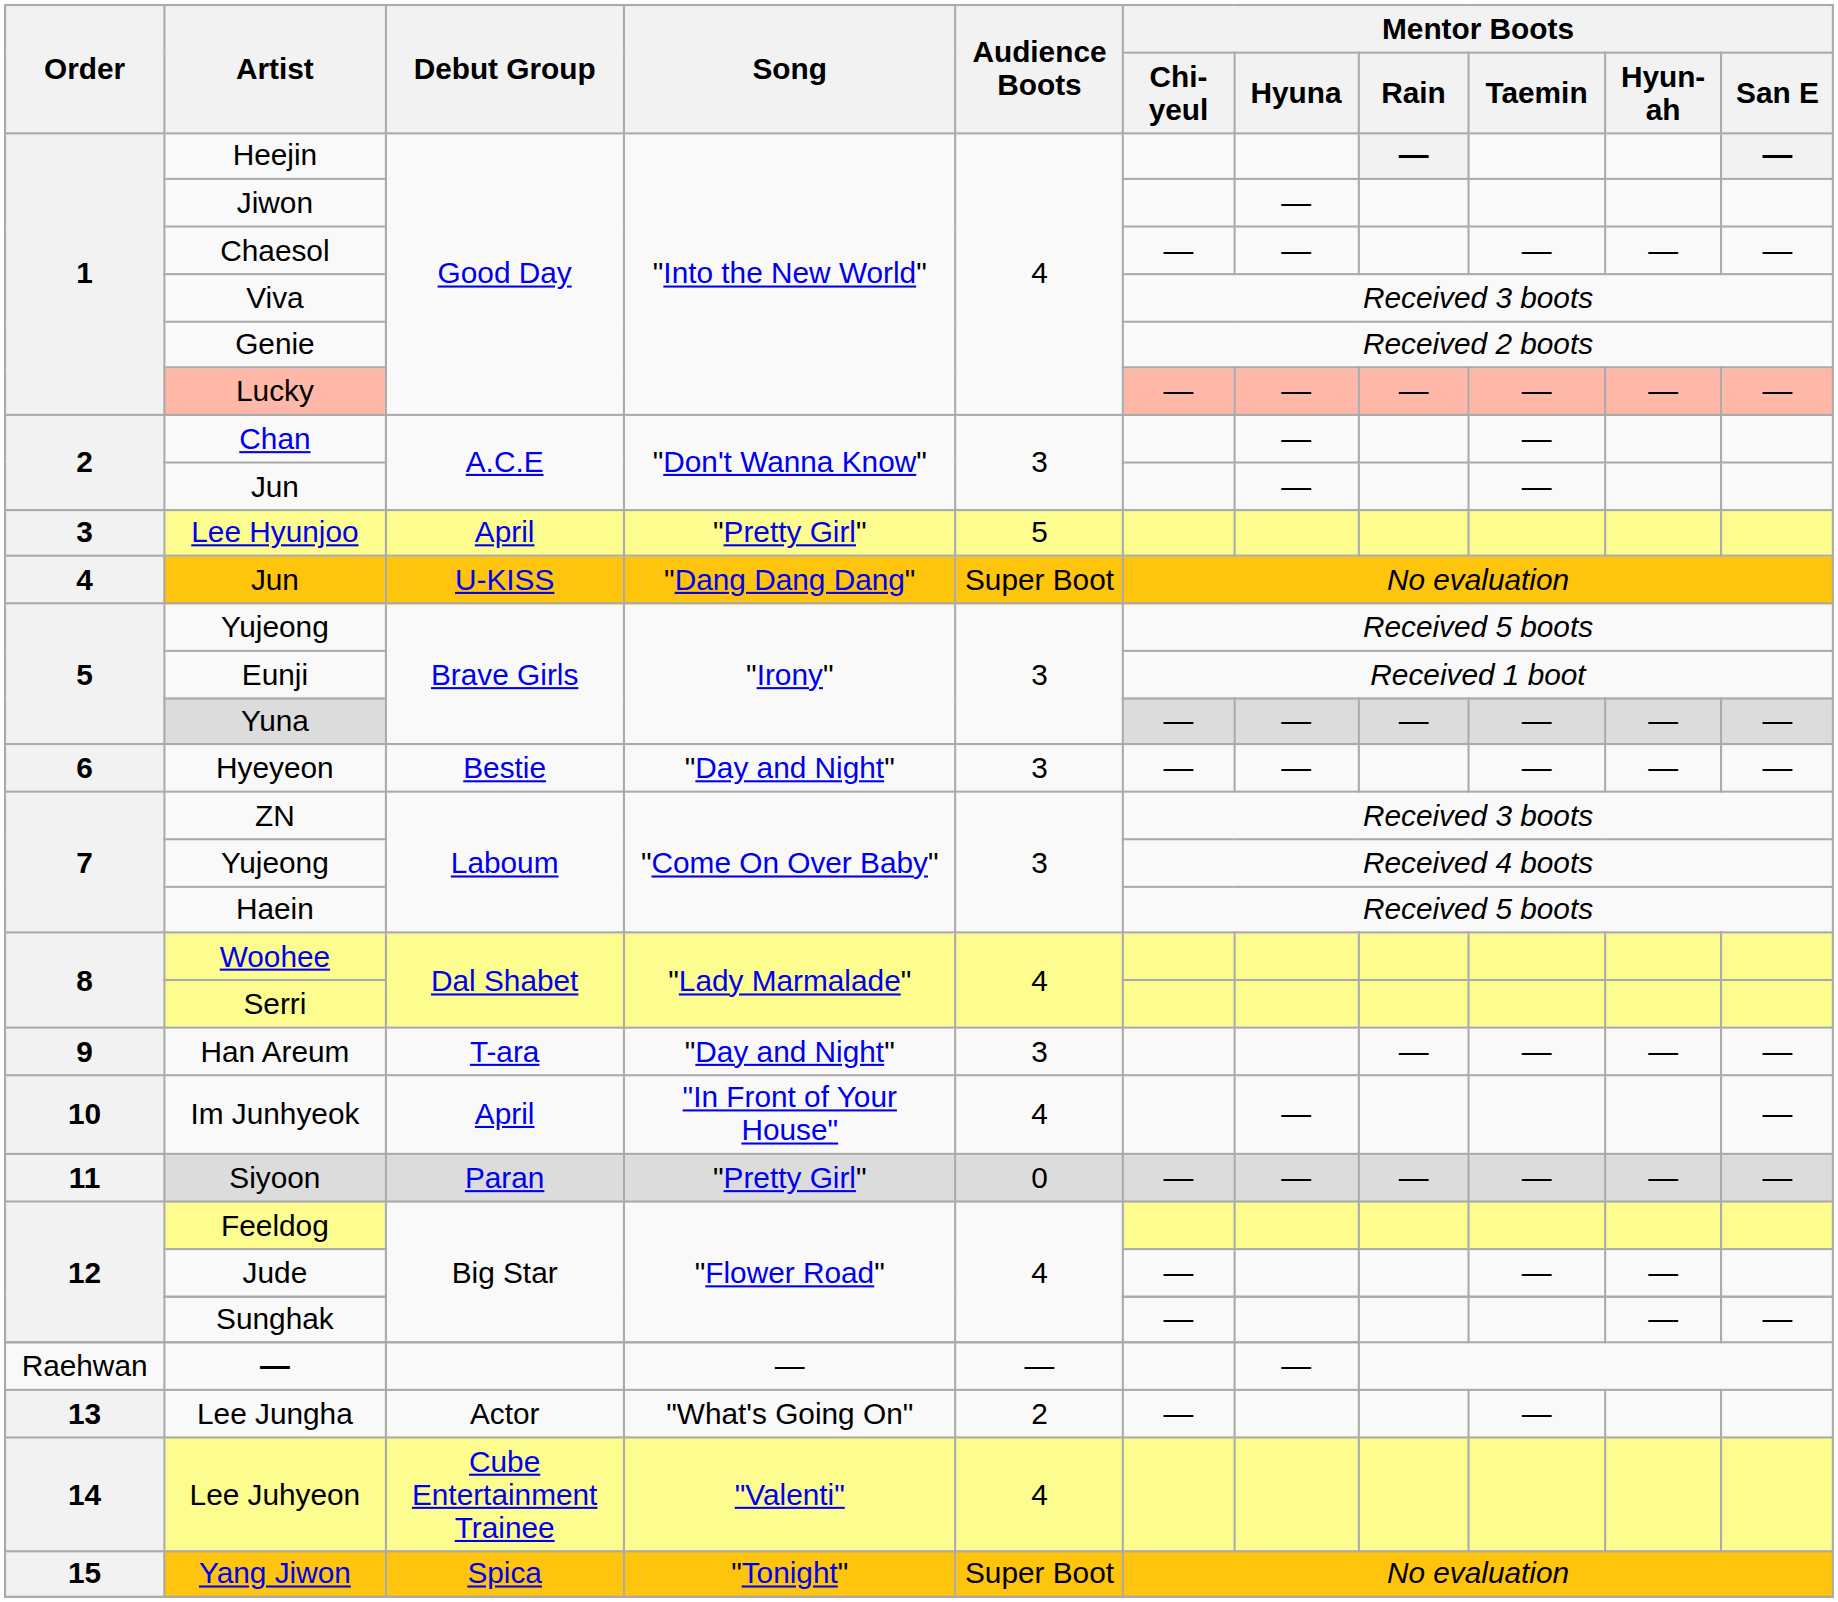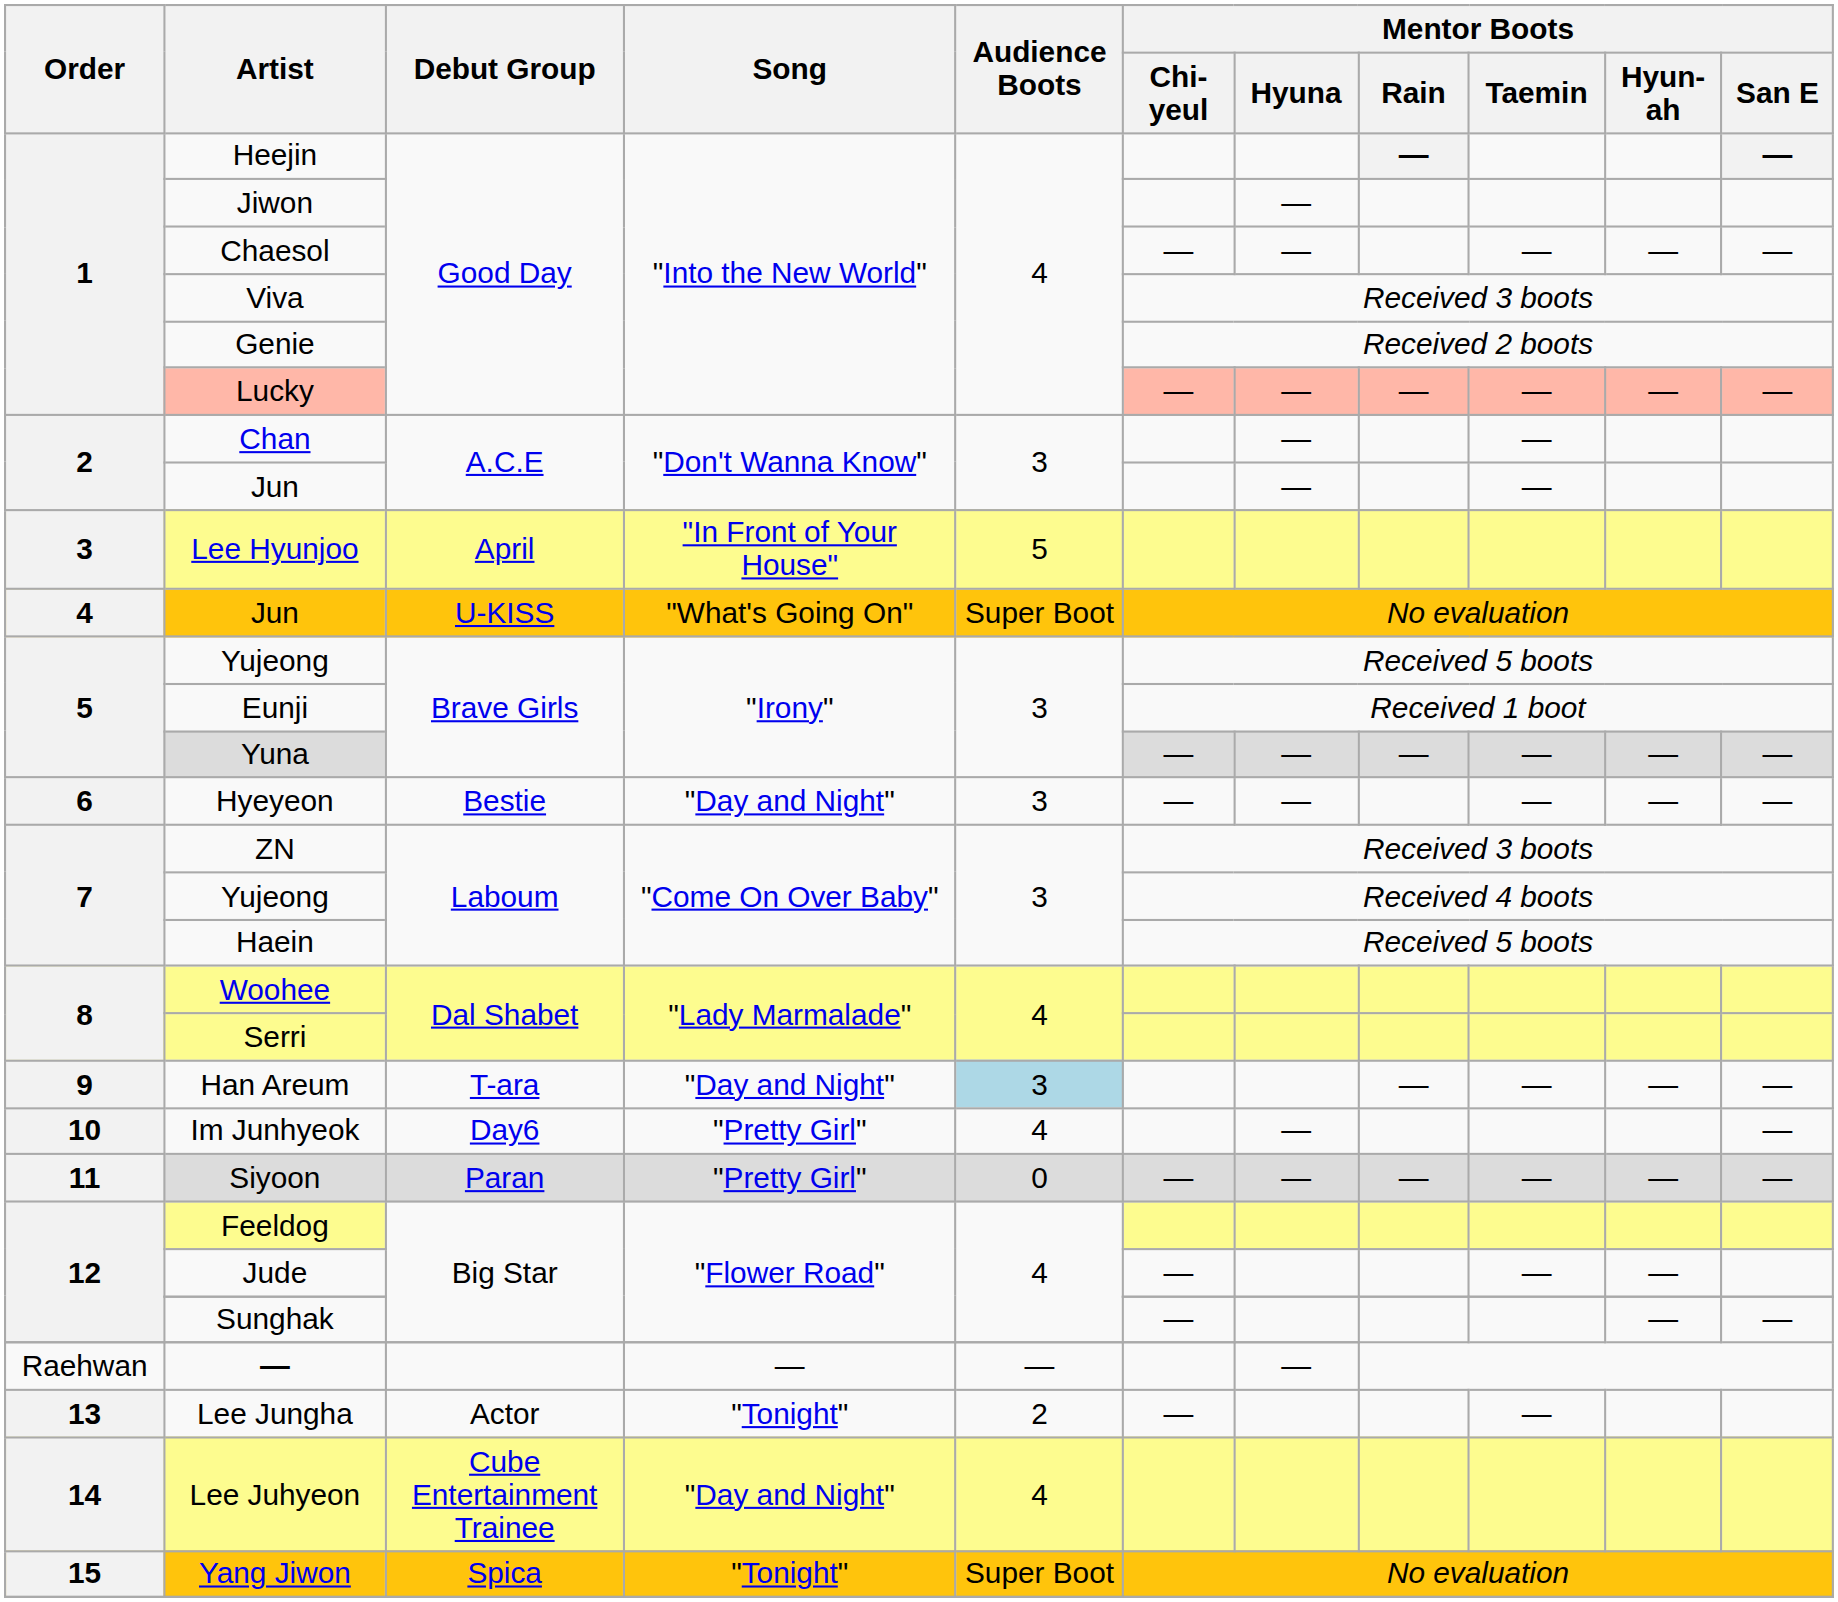(790, 533) "Pretty Girl" -> (790, 550) "In Front of Your House"
(790, 580) "Dang Dang Dang" -> (790, 613) "What's Going On"
(1040, 1051) no background -> (1040, 1084) lightblue background
(505, 1115) April -> (505, 1131) Day6
(790, 1115) "In Front of Your House" -> (790, 1131) "Pretty Girl"
(790, 1414) "What's Going On" -> (790, 1414) "Tonight"
(790, 1494) "Valenti" -> (790, 1494) "Day and Night"
